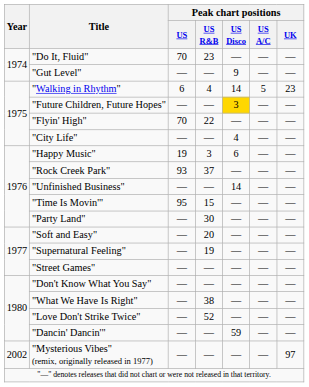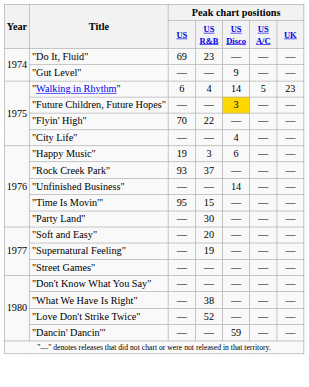(182, 56) 70 -> (182, 56) 69
- row: (92, 354)
